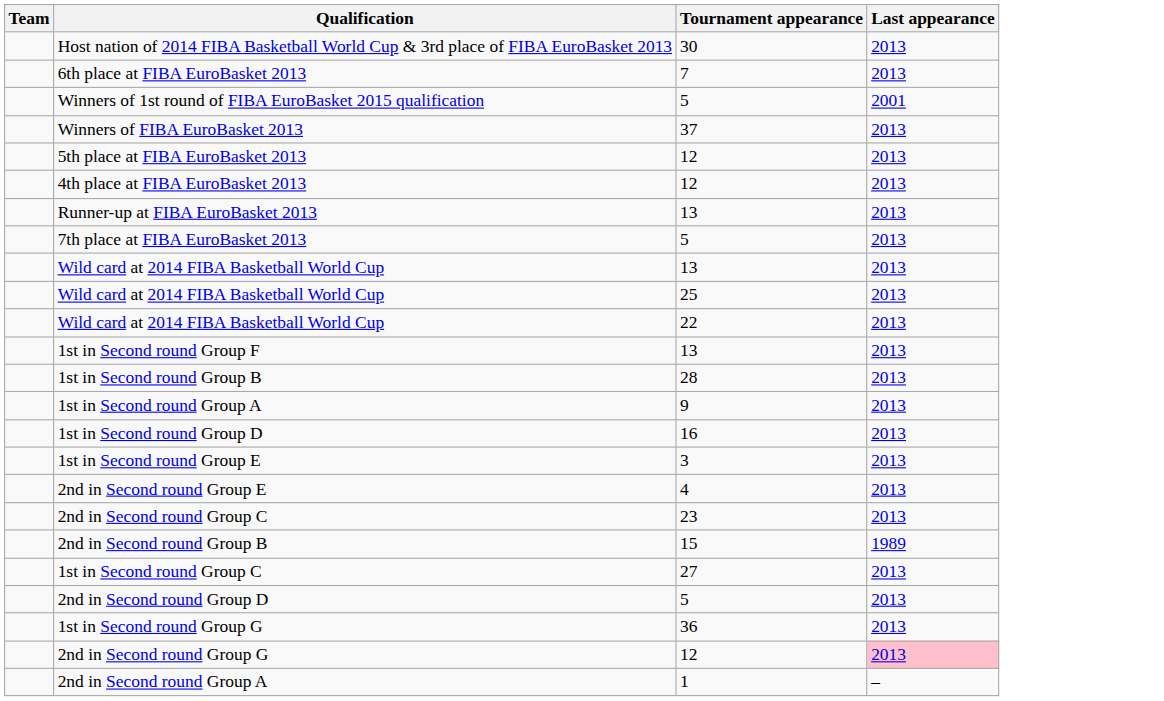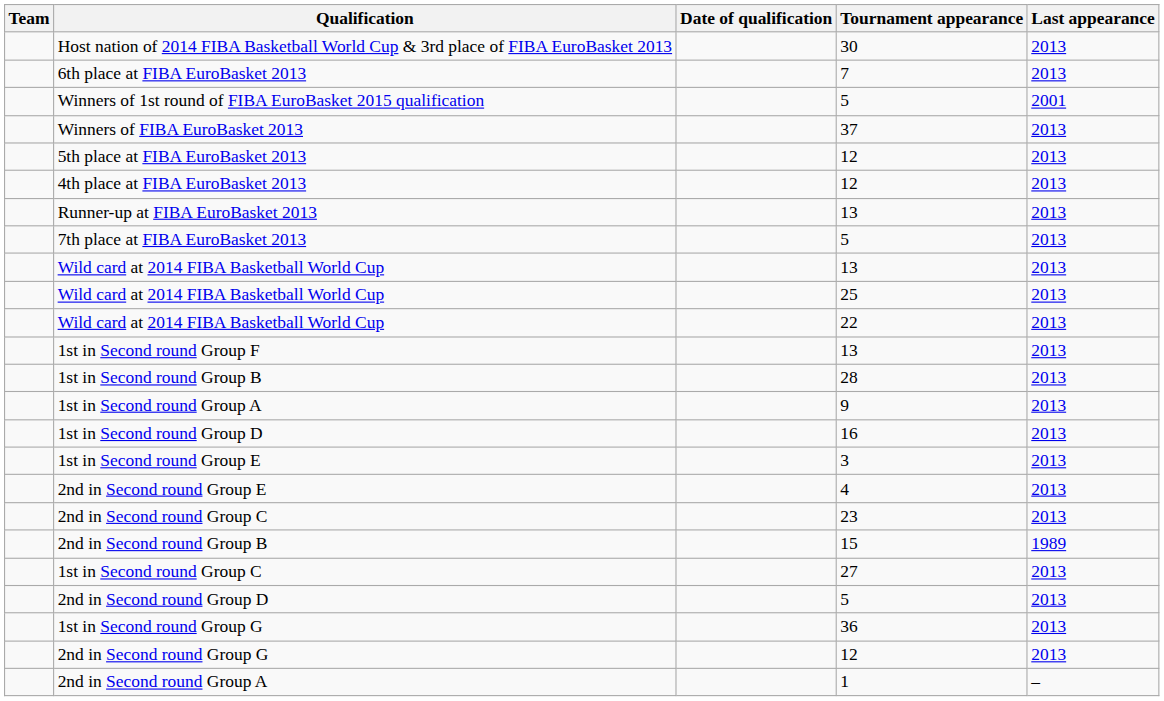+ column: (756, 18)
(889, 654) pink background -> (1049, 654) no background
